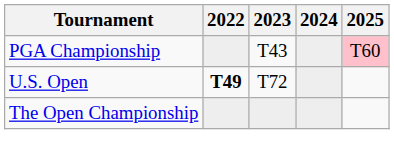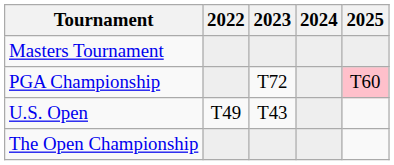+ row: (86, 51)
(272, 51) T43 -> (272, 82) T72
(226, 82) bold -> (226, 113) normal
(272, 82) T72 -> (272, 113) T43
